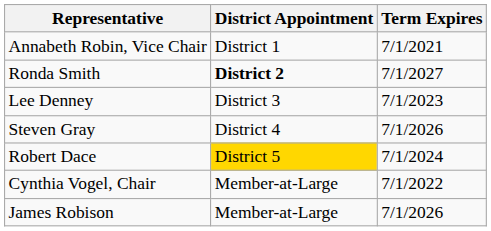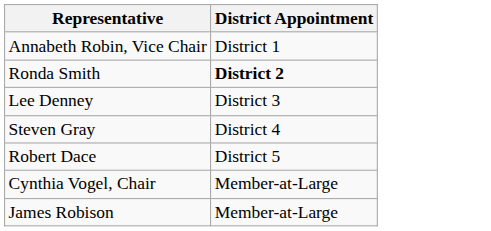- column: (432, 18)
(247, 156) gold background -> (247, 156) no background
